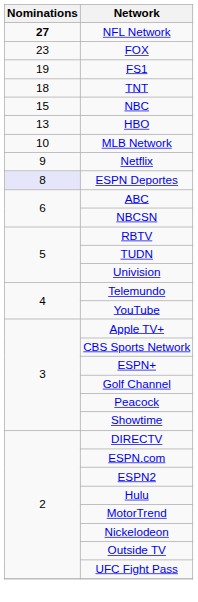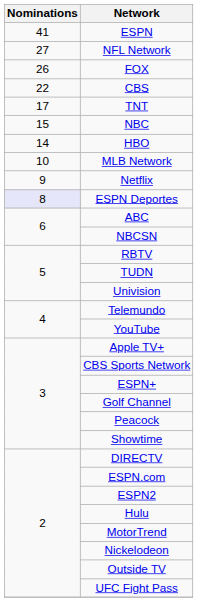+ row: (137, 32)
(42, 32) bold -> (42, 50) normal
(42, 50) 23 -> (42, 69) 26
+ row: (137, 87)
- row: (137, 69)
(42, 87) 18 -> (42, 106) 17
(42, 124) 13 -> (42, 143) 14
